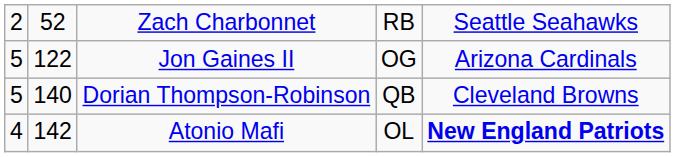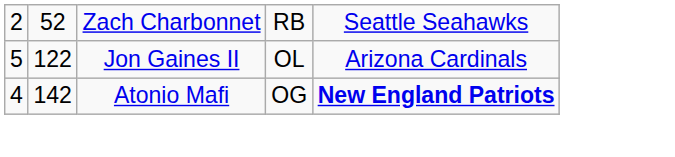(399, 59) OG -> (289, 59) OL
- row: (226, 95)
(399, 132) OL -> (289, 95) OG
